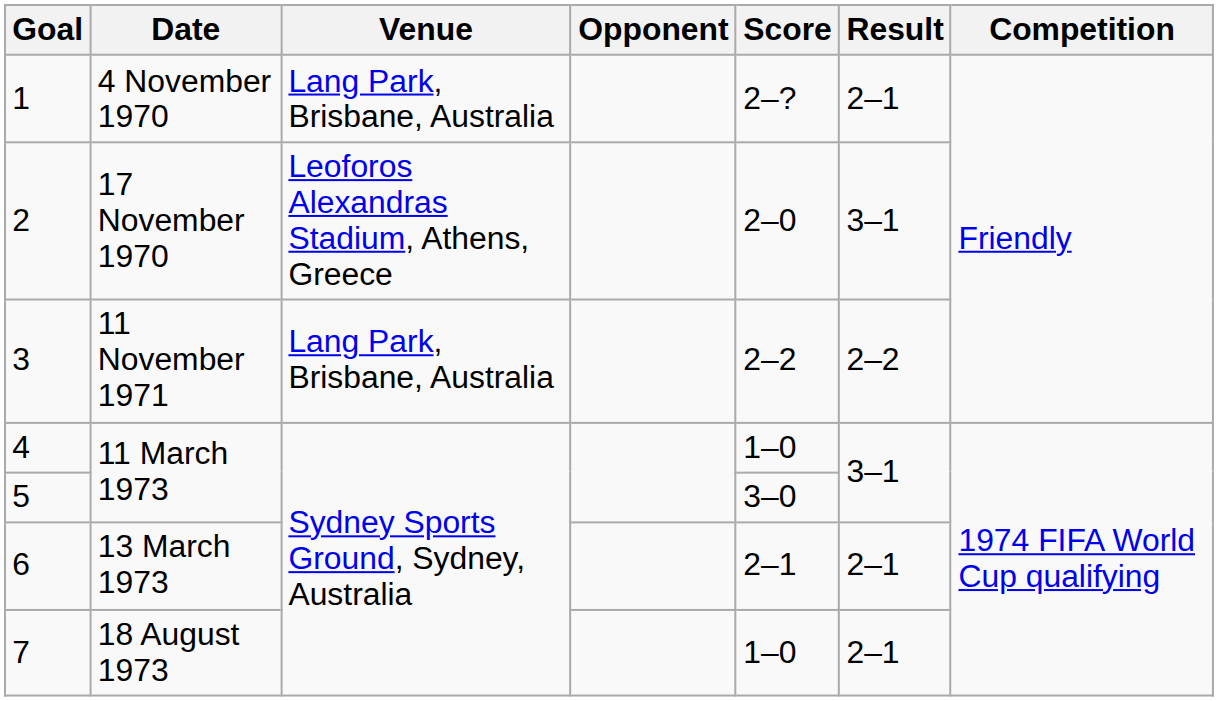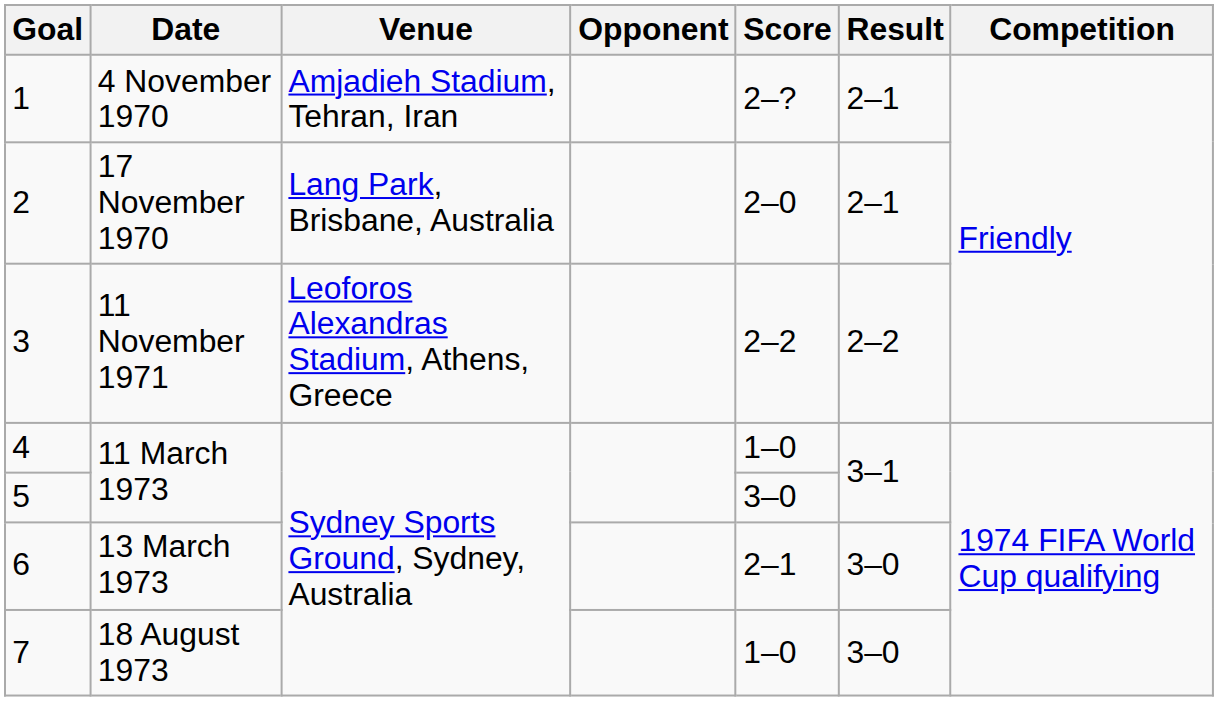(421, 98) Lang Park, Brisbane, Australia -> (422, 98) Amjadieh Stadium, Tehran, Iran
(409, 220) Leoforos Alexandras Stadium, Athens, Greece -> (421, 202) Lang Park, Brisbane, Australia
(873, 220) 3–1 -> (873, 202) 2–1
(421, 360) Lang Park, Brisbane, Australia -> (409, 342) Leoforos Alexandras Stadium, Athens, Greece
(873, 565) 2–1 -> (873, 565) 3–0
(873, 651) 2–1 -> (873, 651) 3–0
